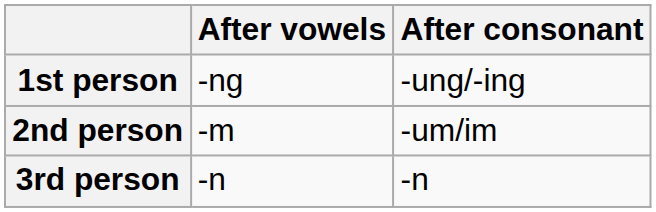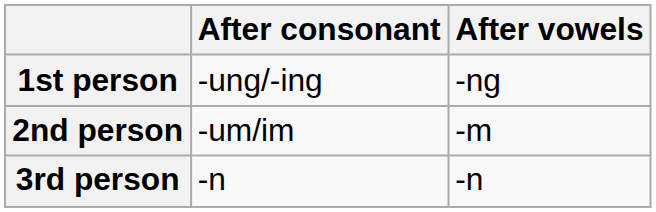columns swapped: (522, 29) <-> (292, 29)
